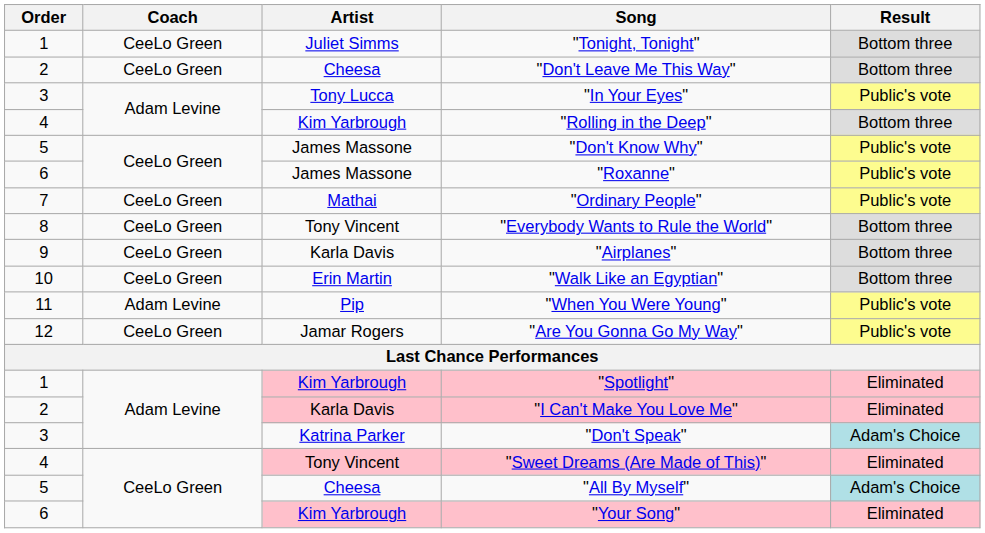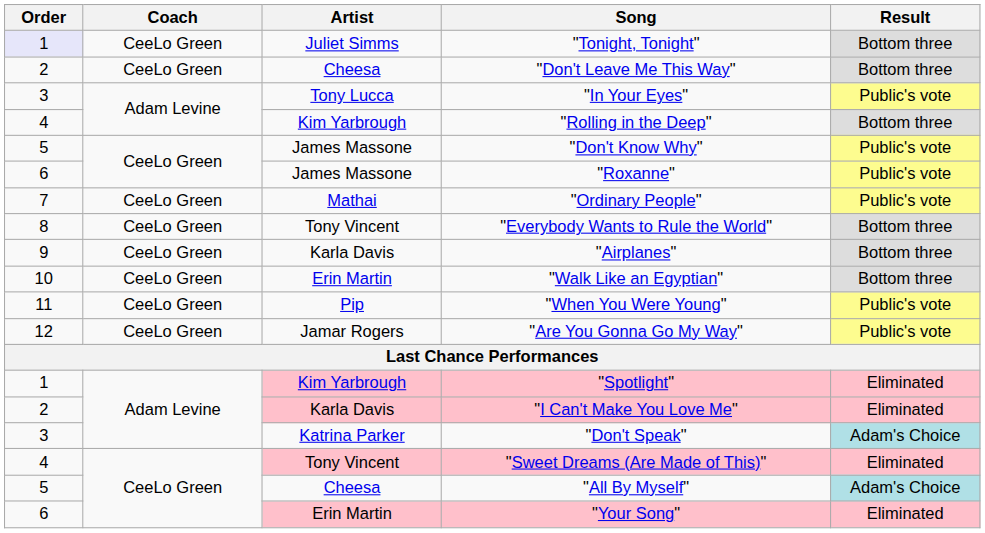(44, 43) no background -> (44, 43) lavender background
(173, 305) Adam Levine -> (173, 305) CeeLo Green
(352, 514) Kim Yarbrough -> (352, 514) Erin Martin
